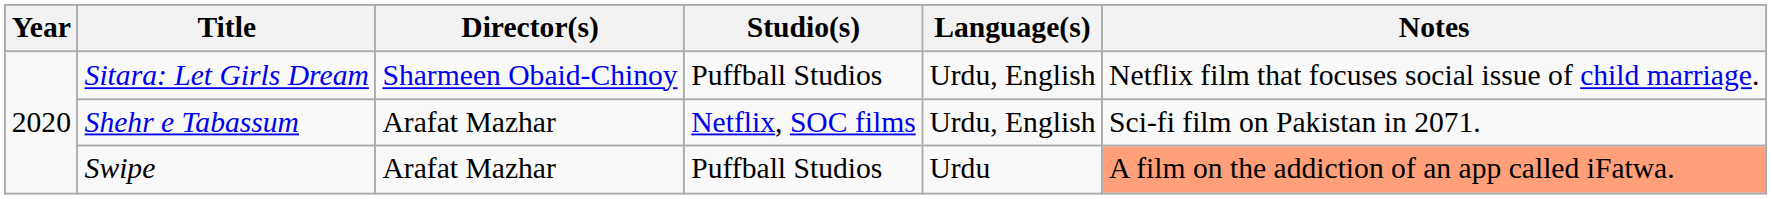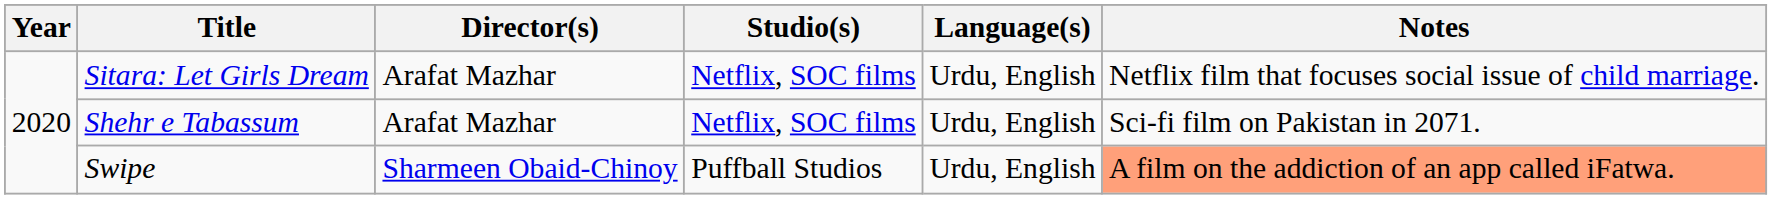(530, 74) Sharmeen Obaid-Chinoy -> (469, 74) Arafat Mazhar
(787, 74) Puffball Studios -> (803, 74) Netflix, SOC films
(469, 168) Arafat Mazhar -> (530, 168) Sharmeen Obaid-Chinoy
(960, 168) Urdu -> (1012, 168) Urdu, English
